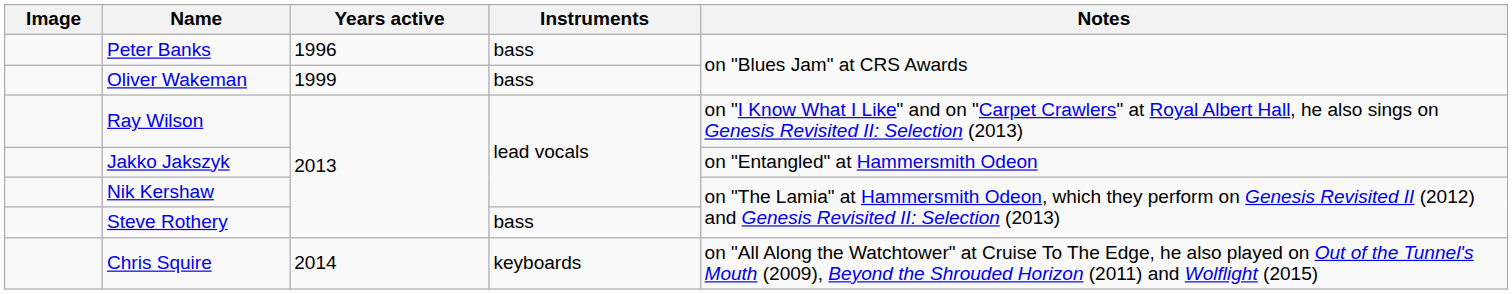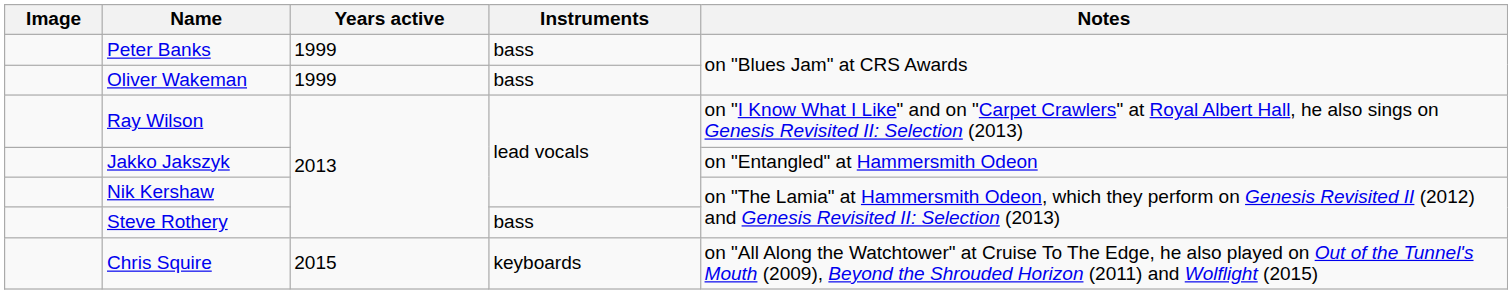(315, 49) 1996 -> (315, 49) 1999
(315, 263) 2014 -> (315, 263) 2015
